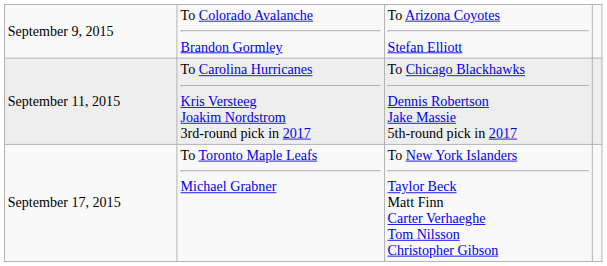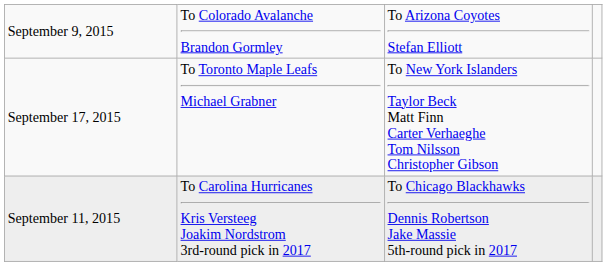rows swapped: (64, 101) <-> (64, 202)
